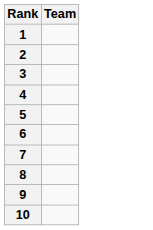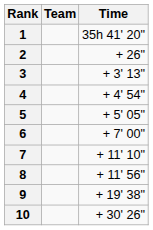+ column: (114, 14)
